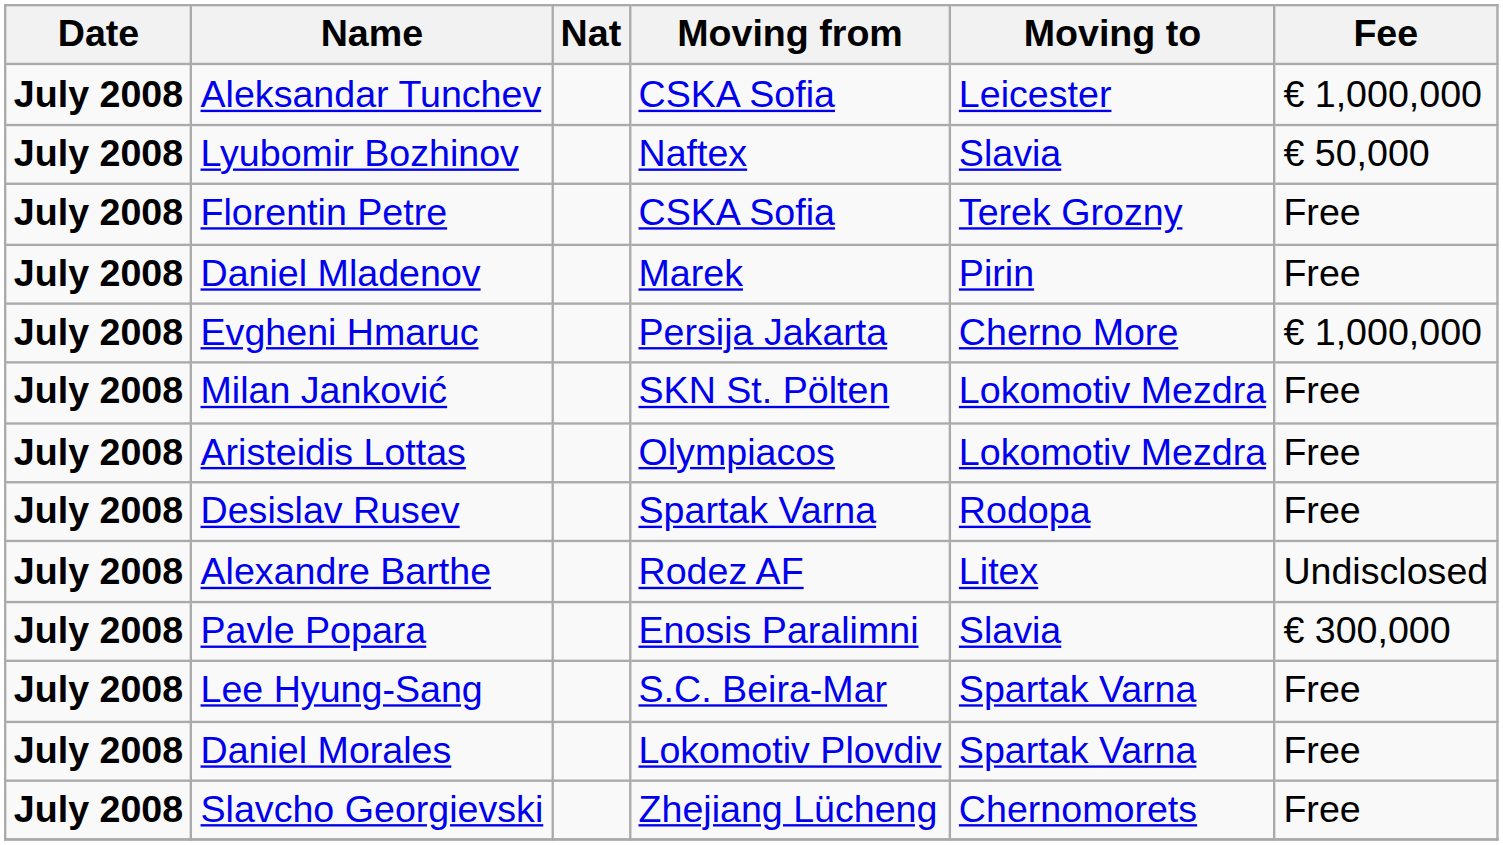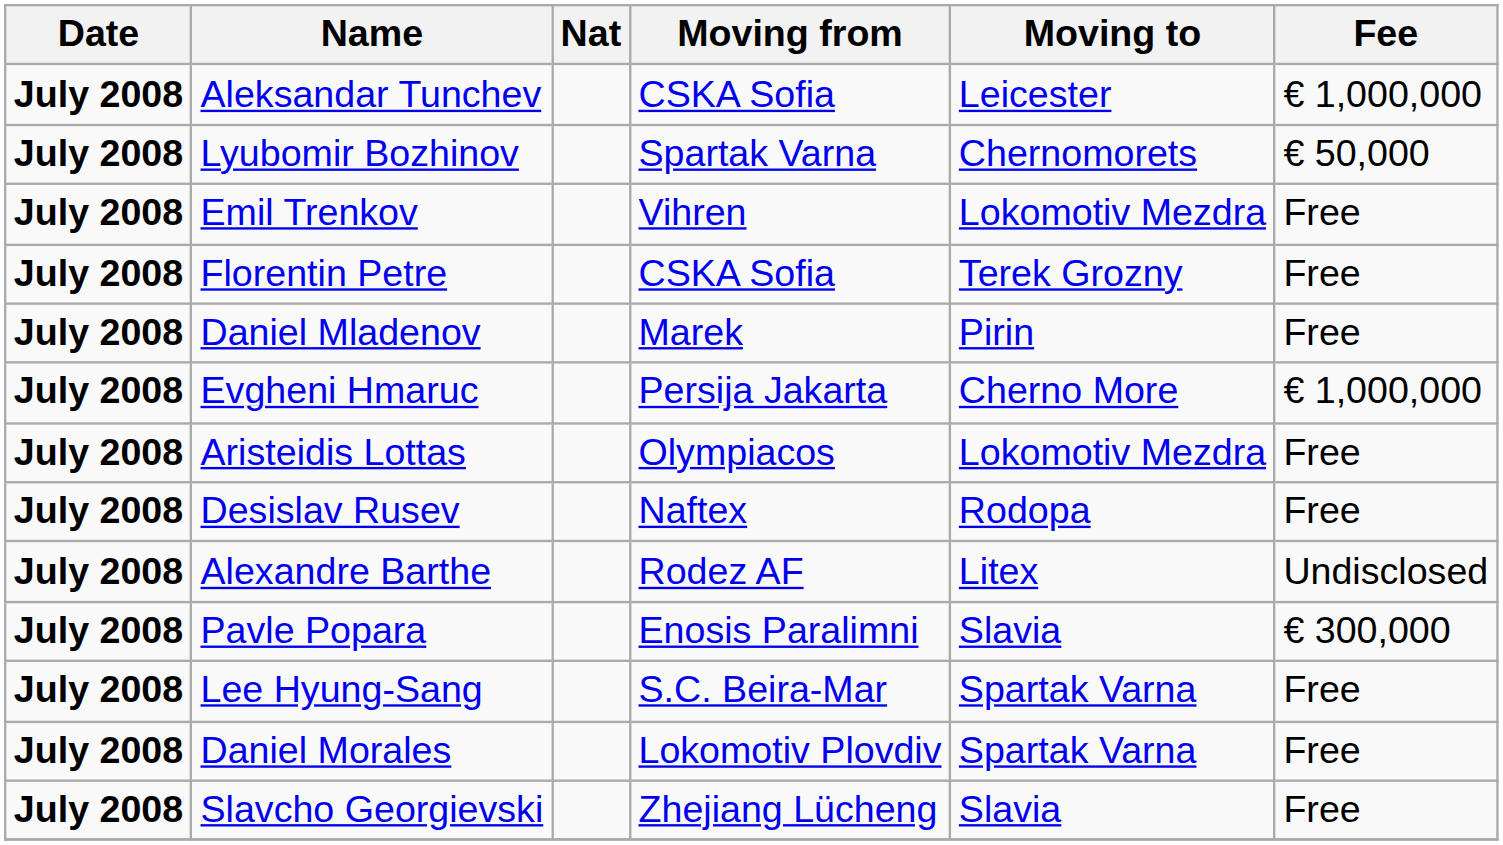(693, 153) Naftex -> (757, 153) Spartak Varna
(1010, 153) Slavia -> (1078, 153) Chernomorets
+ row: (309, 213)
- row: (324, 392)
(757, 511) Spartak Varna -> (693, 511) Naftex
(1078, 809) Chernomorets -> (1010, 809) Slavia
